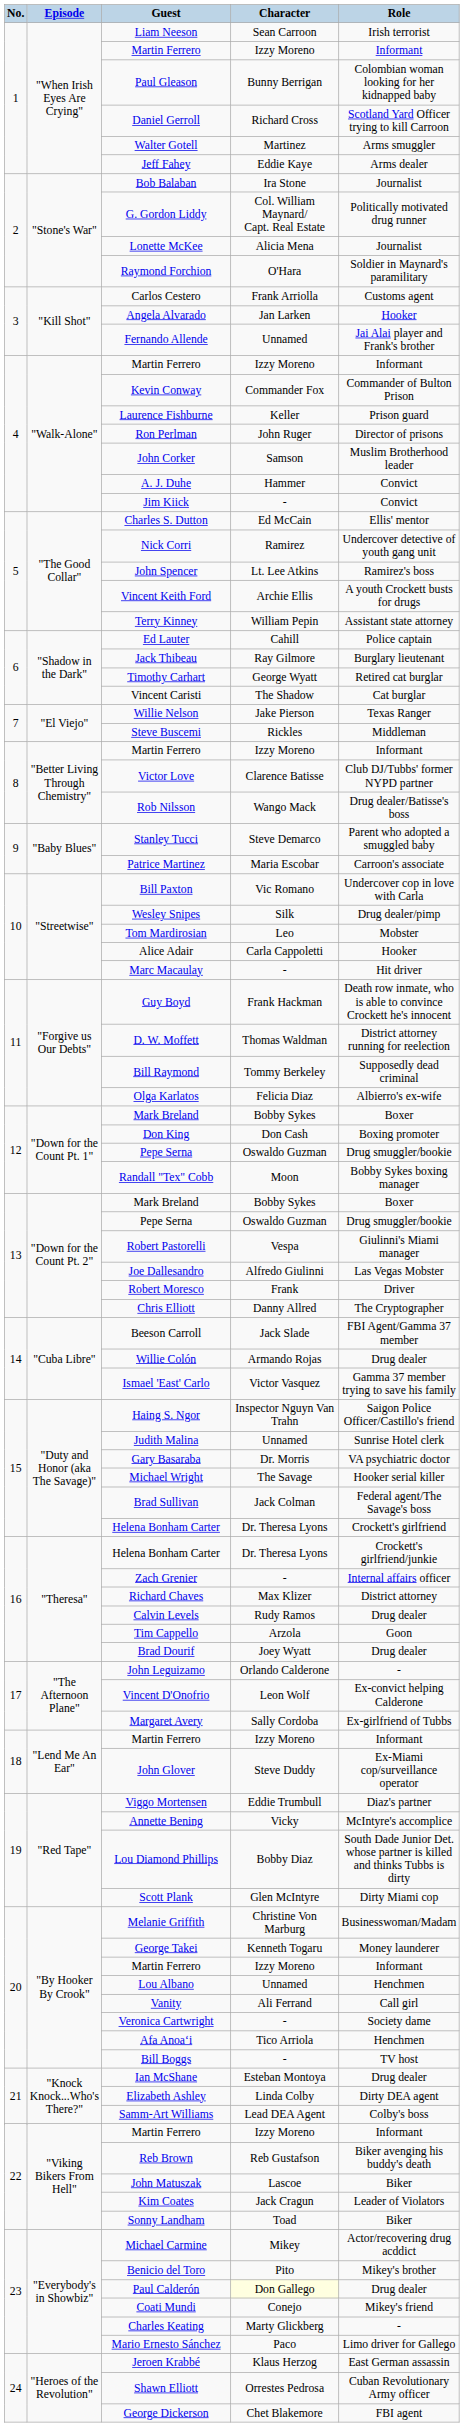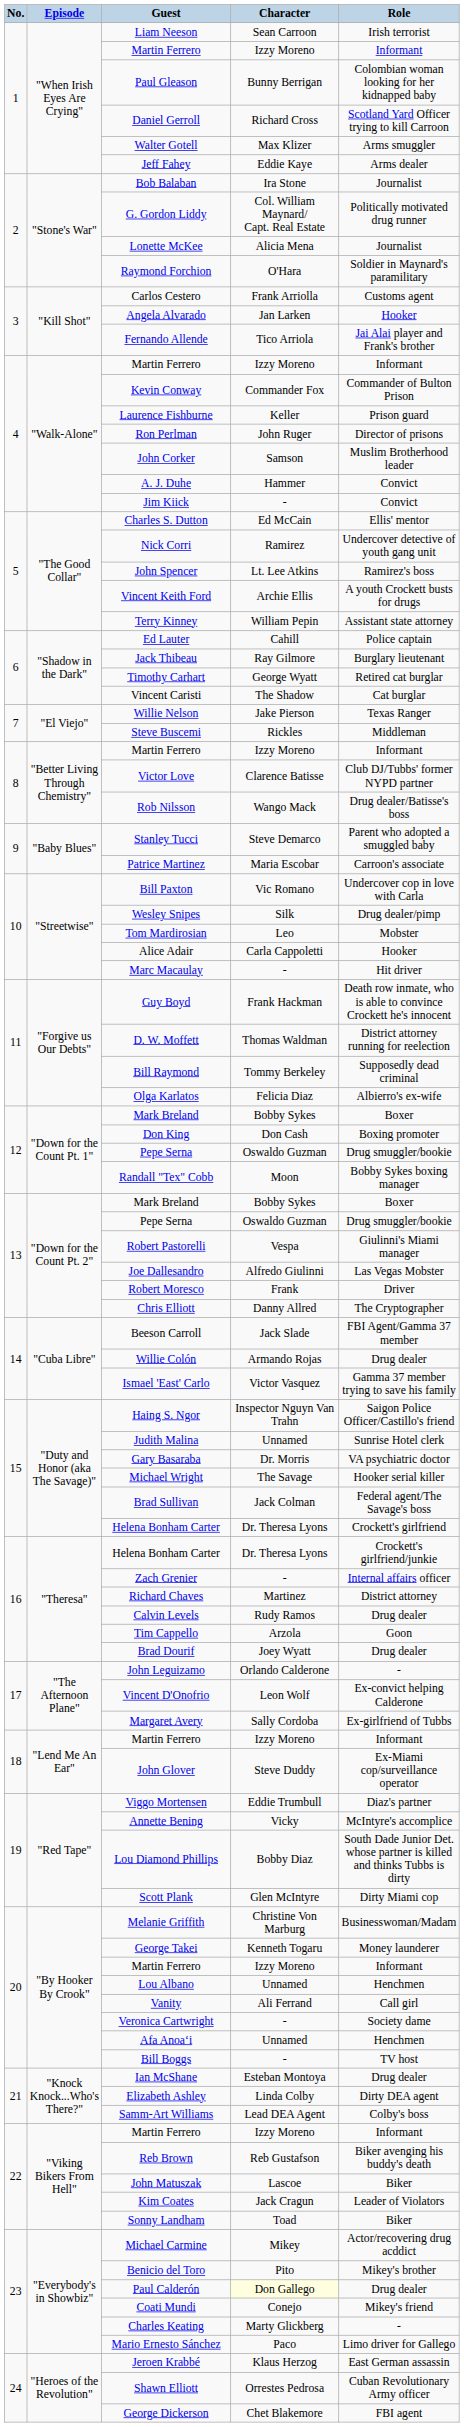(285, 145) Martinez -> (285, 145) Max Klizer
(285, 339) Unnamed -> (285, 339) Tico Arriola
(285, 1596) Max Klizer -> (285, 1596) Martinez
(285, 2040) Tico Arriola -> (285, 2040) Unnamed
